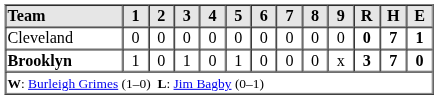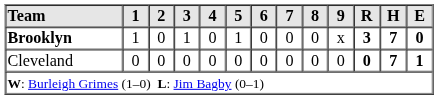rows swapped: (40, 38) <-> (40, 60)
